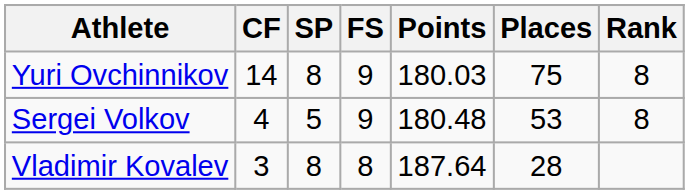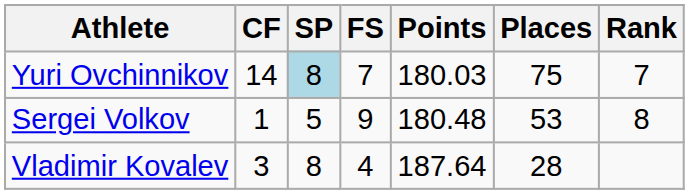(314, 74) no background -> (314, 74) lightblue background
(365, 74) 9 -> (365, 74) 7
(641, 74) 8 -> (641, 74) 7
(261, 120) 4 -> (261, 120) 1
(365, 166) 8 -> (365, 166) 4
